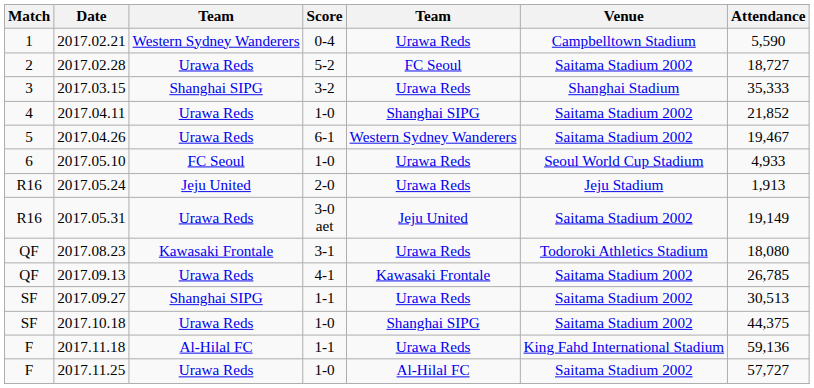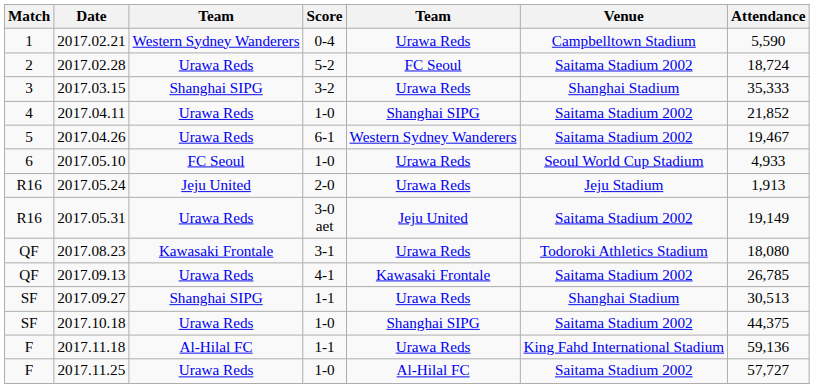(768, 64) 18,727 -> (768, 64) 18,724
(624, 298) Saitama Stadium 2002 -> (624, 298) Shanghai Stadium
